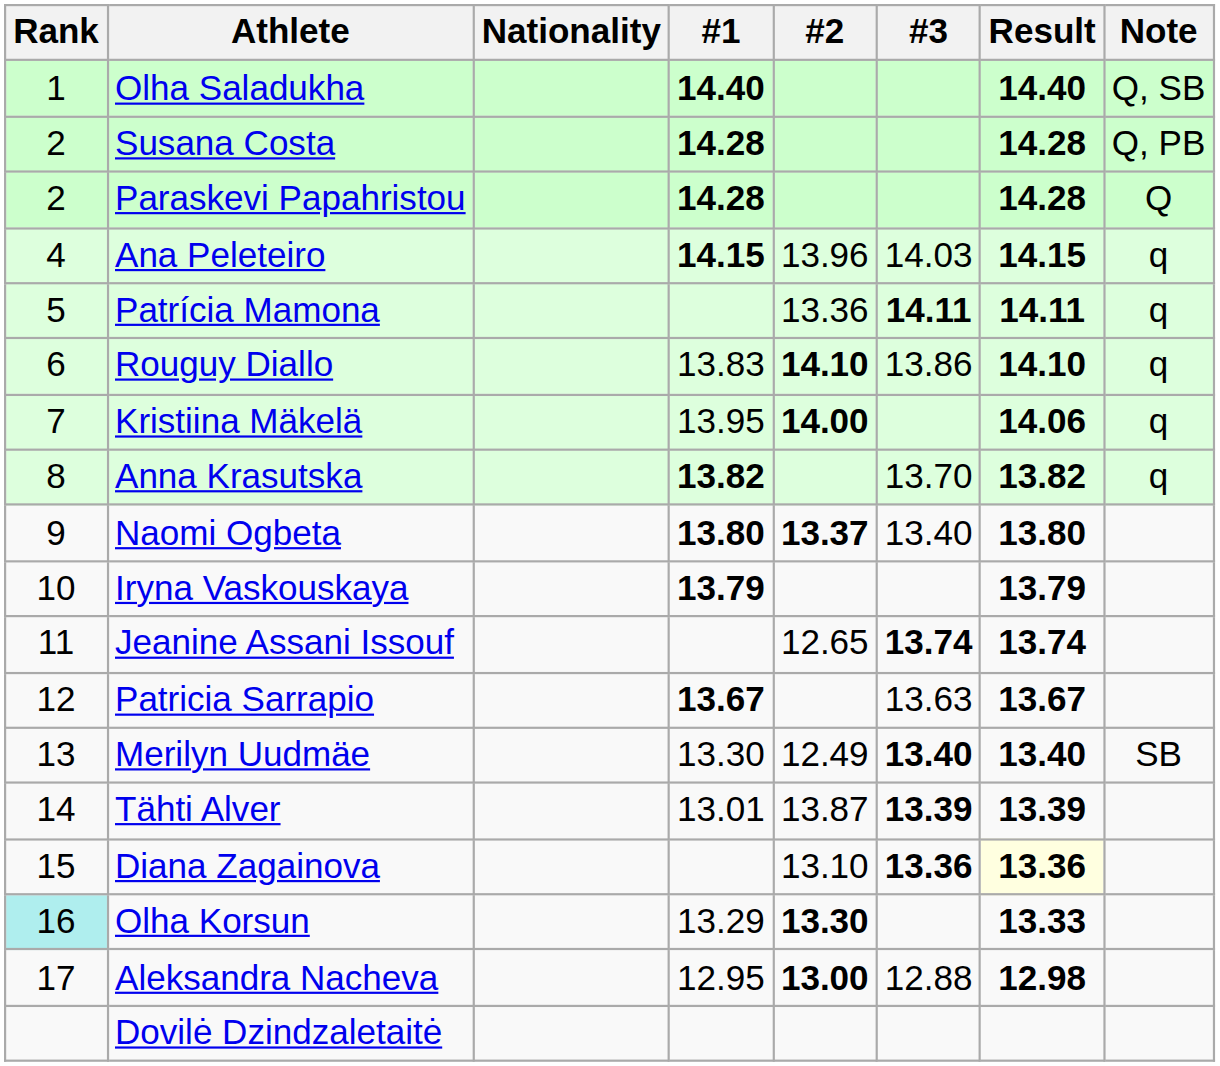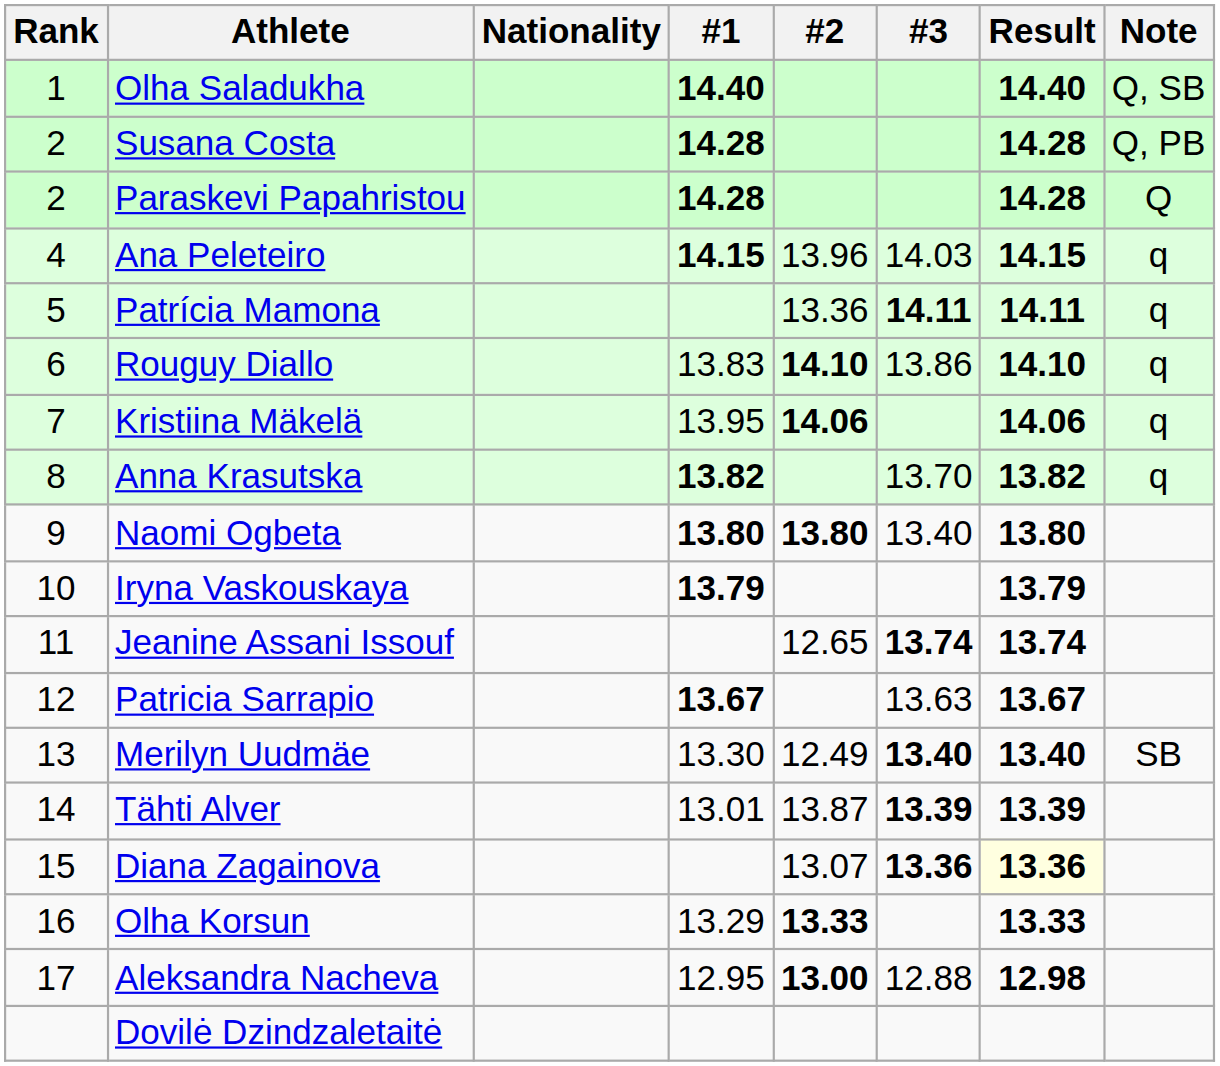(825, 421) 14.00 -> (825, 421) 14.06
(825, 532) 13.37 -> (825, 532) 13.80
(825, 865) 13.10 -> (825, 865) 13.07
(56, 921) paleturquoise background -> (56, 921) no background
(825, 921) 13.30 -> (825, 921) 13.33
